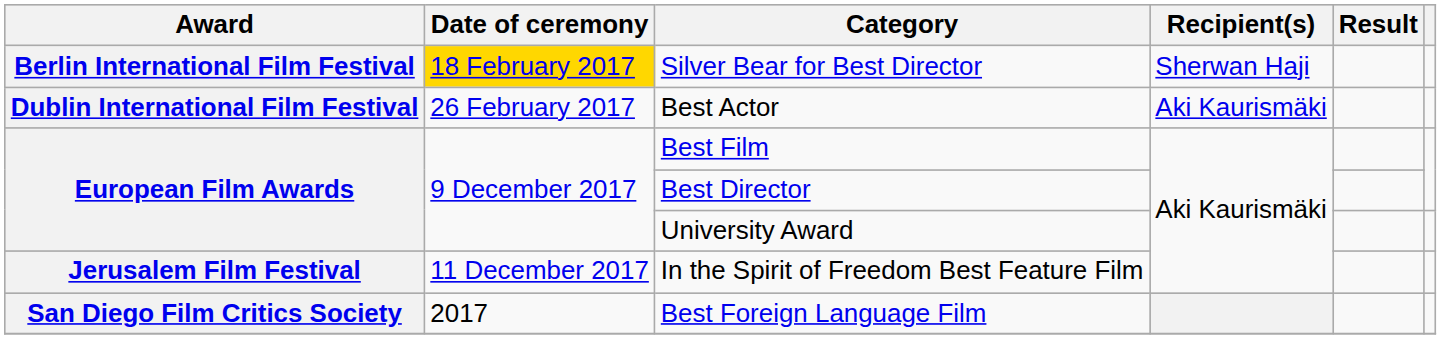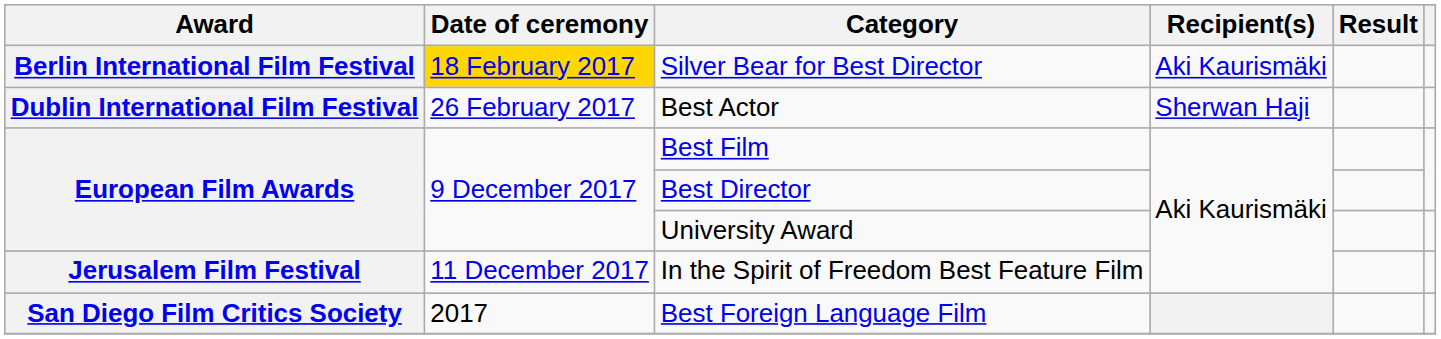(1232, 66) Sherwan Haji -> (1241, 66) Aki Kaurismäki
(1241, 107) Aki Kaurismäki -> (1232, 107) Sherwan Haji
